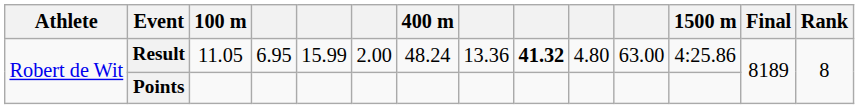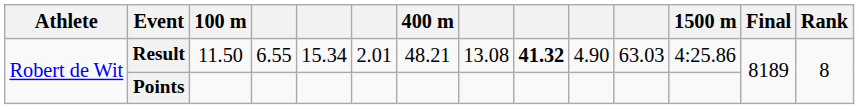(221, 55) 11.05 -> (221, 55) 11.50
(274, 55) 6.95 -> (274, 55) 6.55
(324, 55) 15.99 -> (324, 55) 15.34
(374, 55) 2.00 -> (374, 55) 2.01
(428, 55) 48.24 -> (428, 55) 48.21
(486, 55) 13.36 -> (486, 55) 13.08
(592, 55) 4.80 -> (592, 55) 4.90
(642, 55) 63.00 -> (642, 55) 63.03
